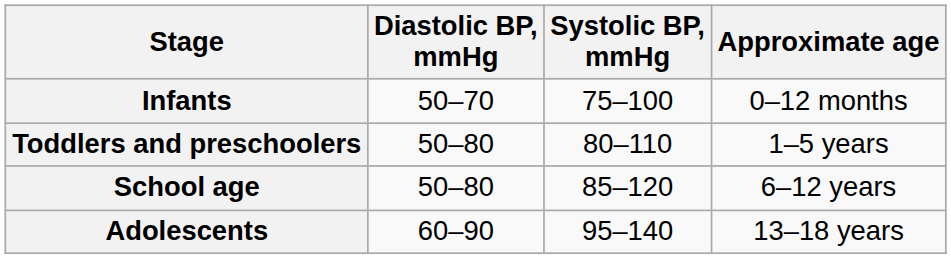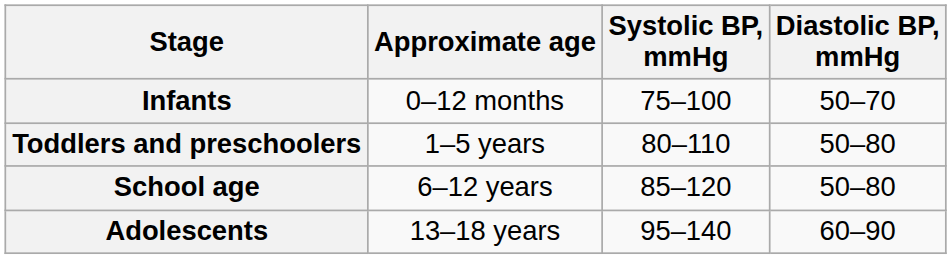columns swapped: (829, 41) <-> (456, 41)
